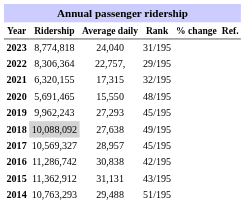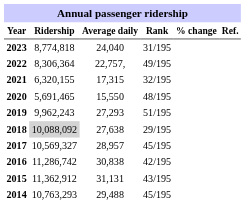(157, 64) 29/195 -> (157, 64) 49/195
(157, 113) 45/195 -> (157, 113) 51/195
(157, 129) 49/195 -> (157, 129) 29/195
(157, 195) 51/195 -> (157, 195) 45/195
